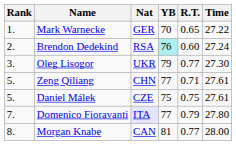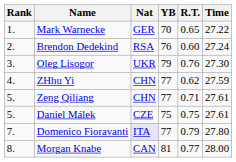(166, 47) paleturquoise background -> (166, 47) no background
(190, 64) 0.77 -> (190, 64) 0.76
+ row: (55, 81)
